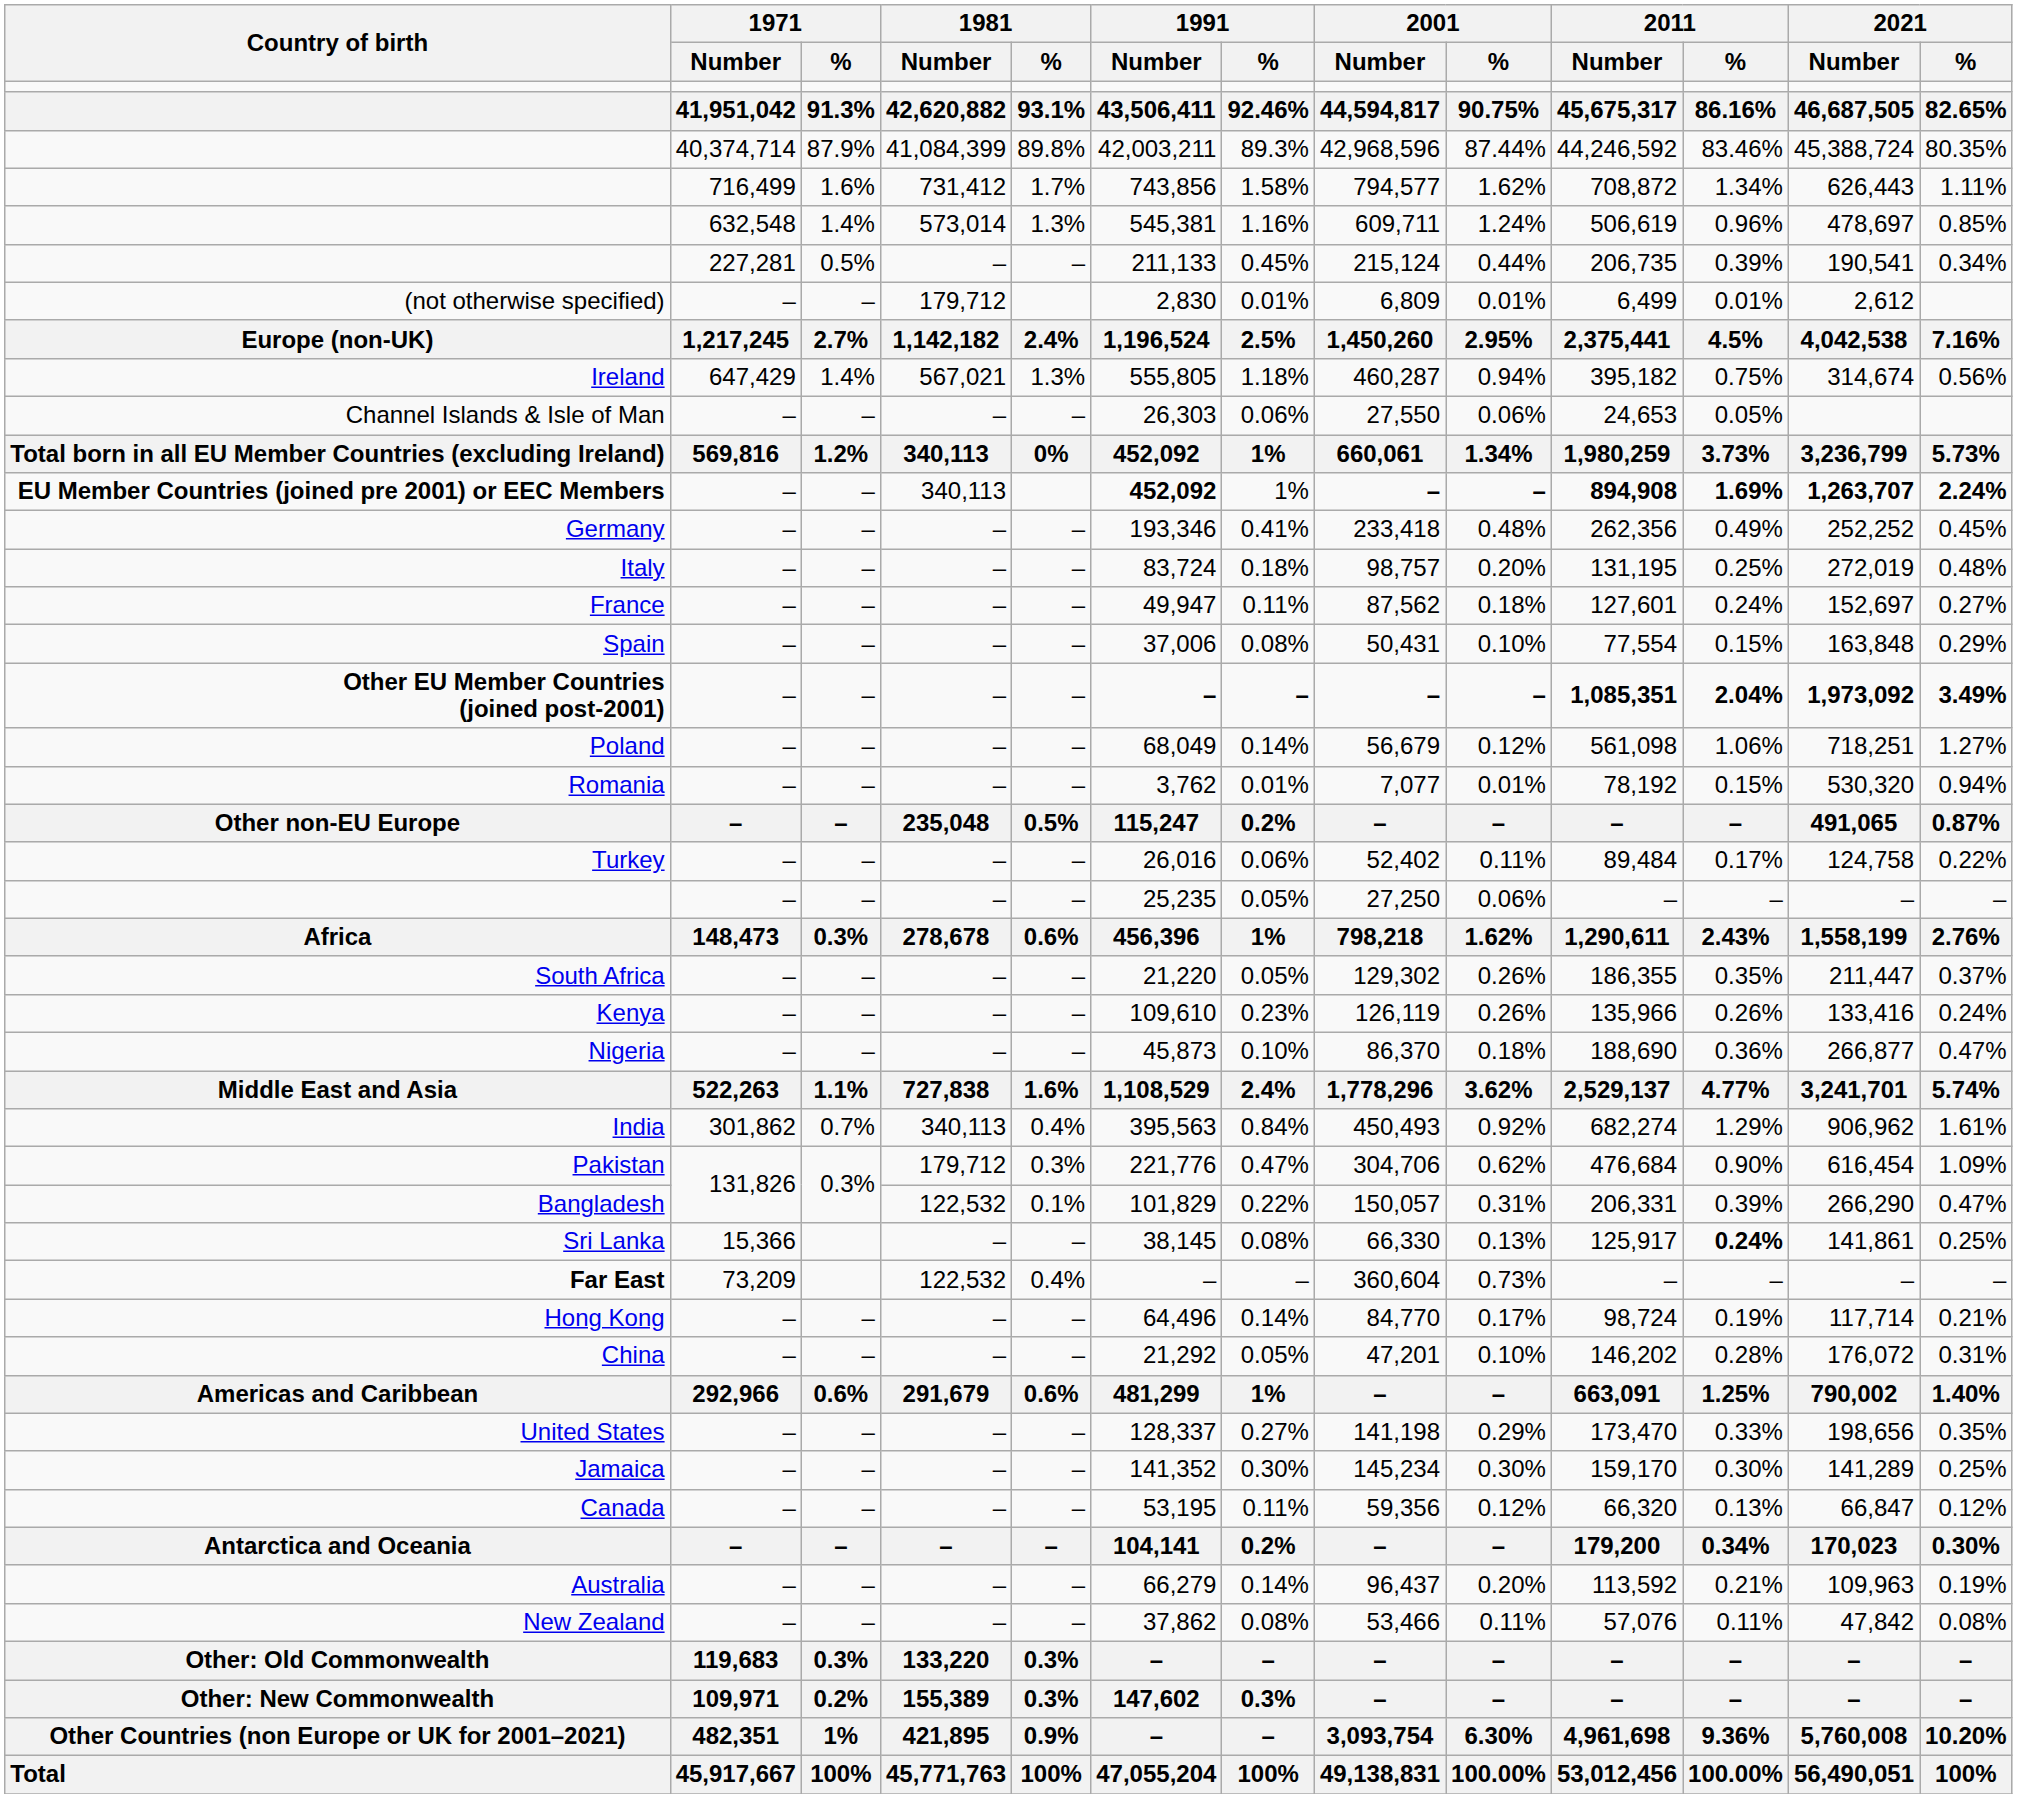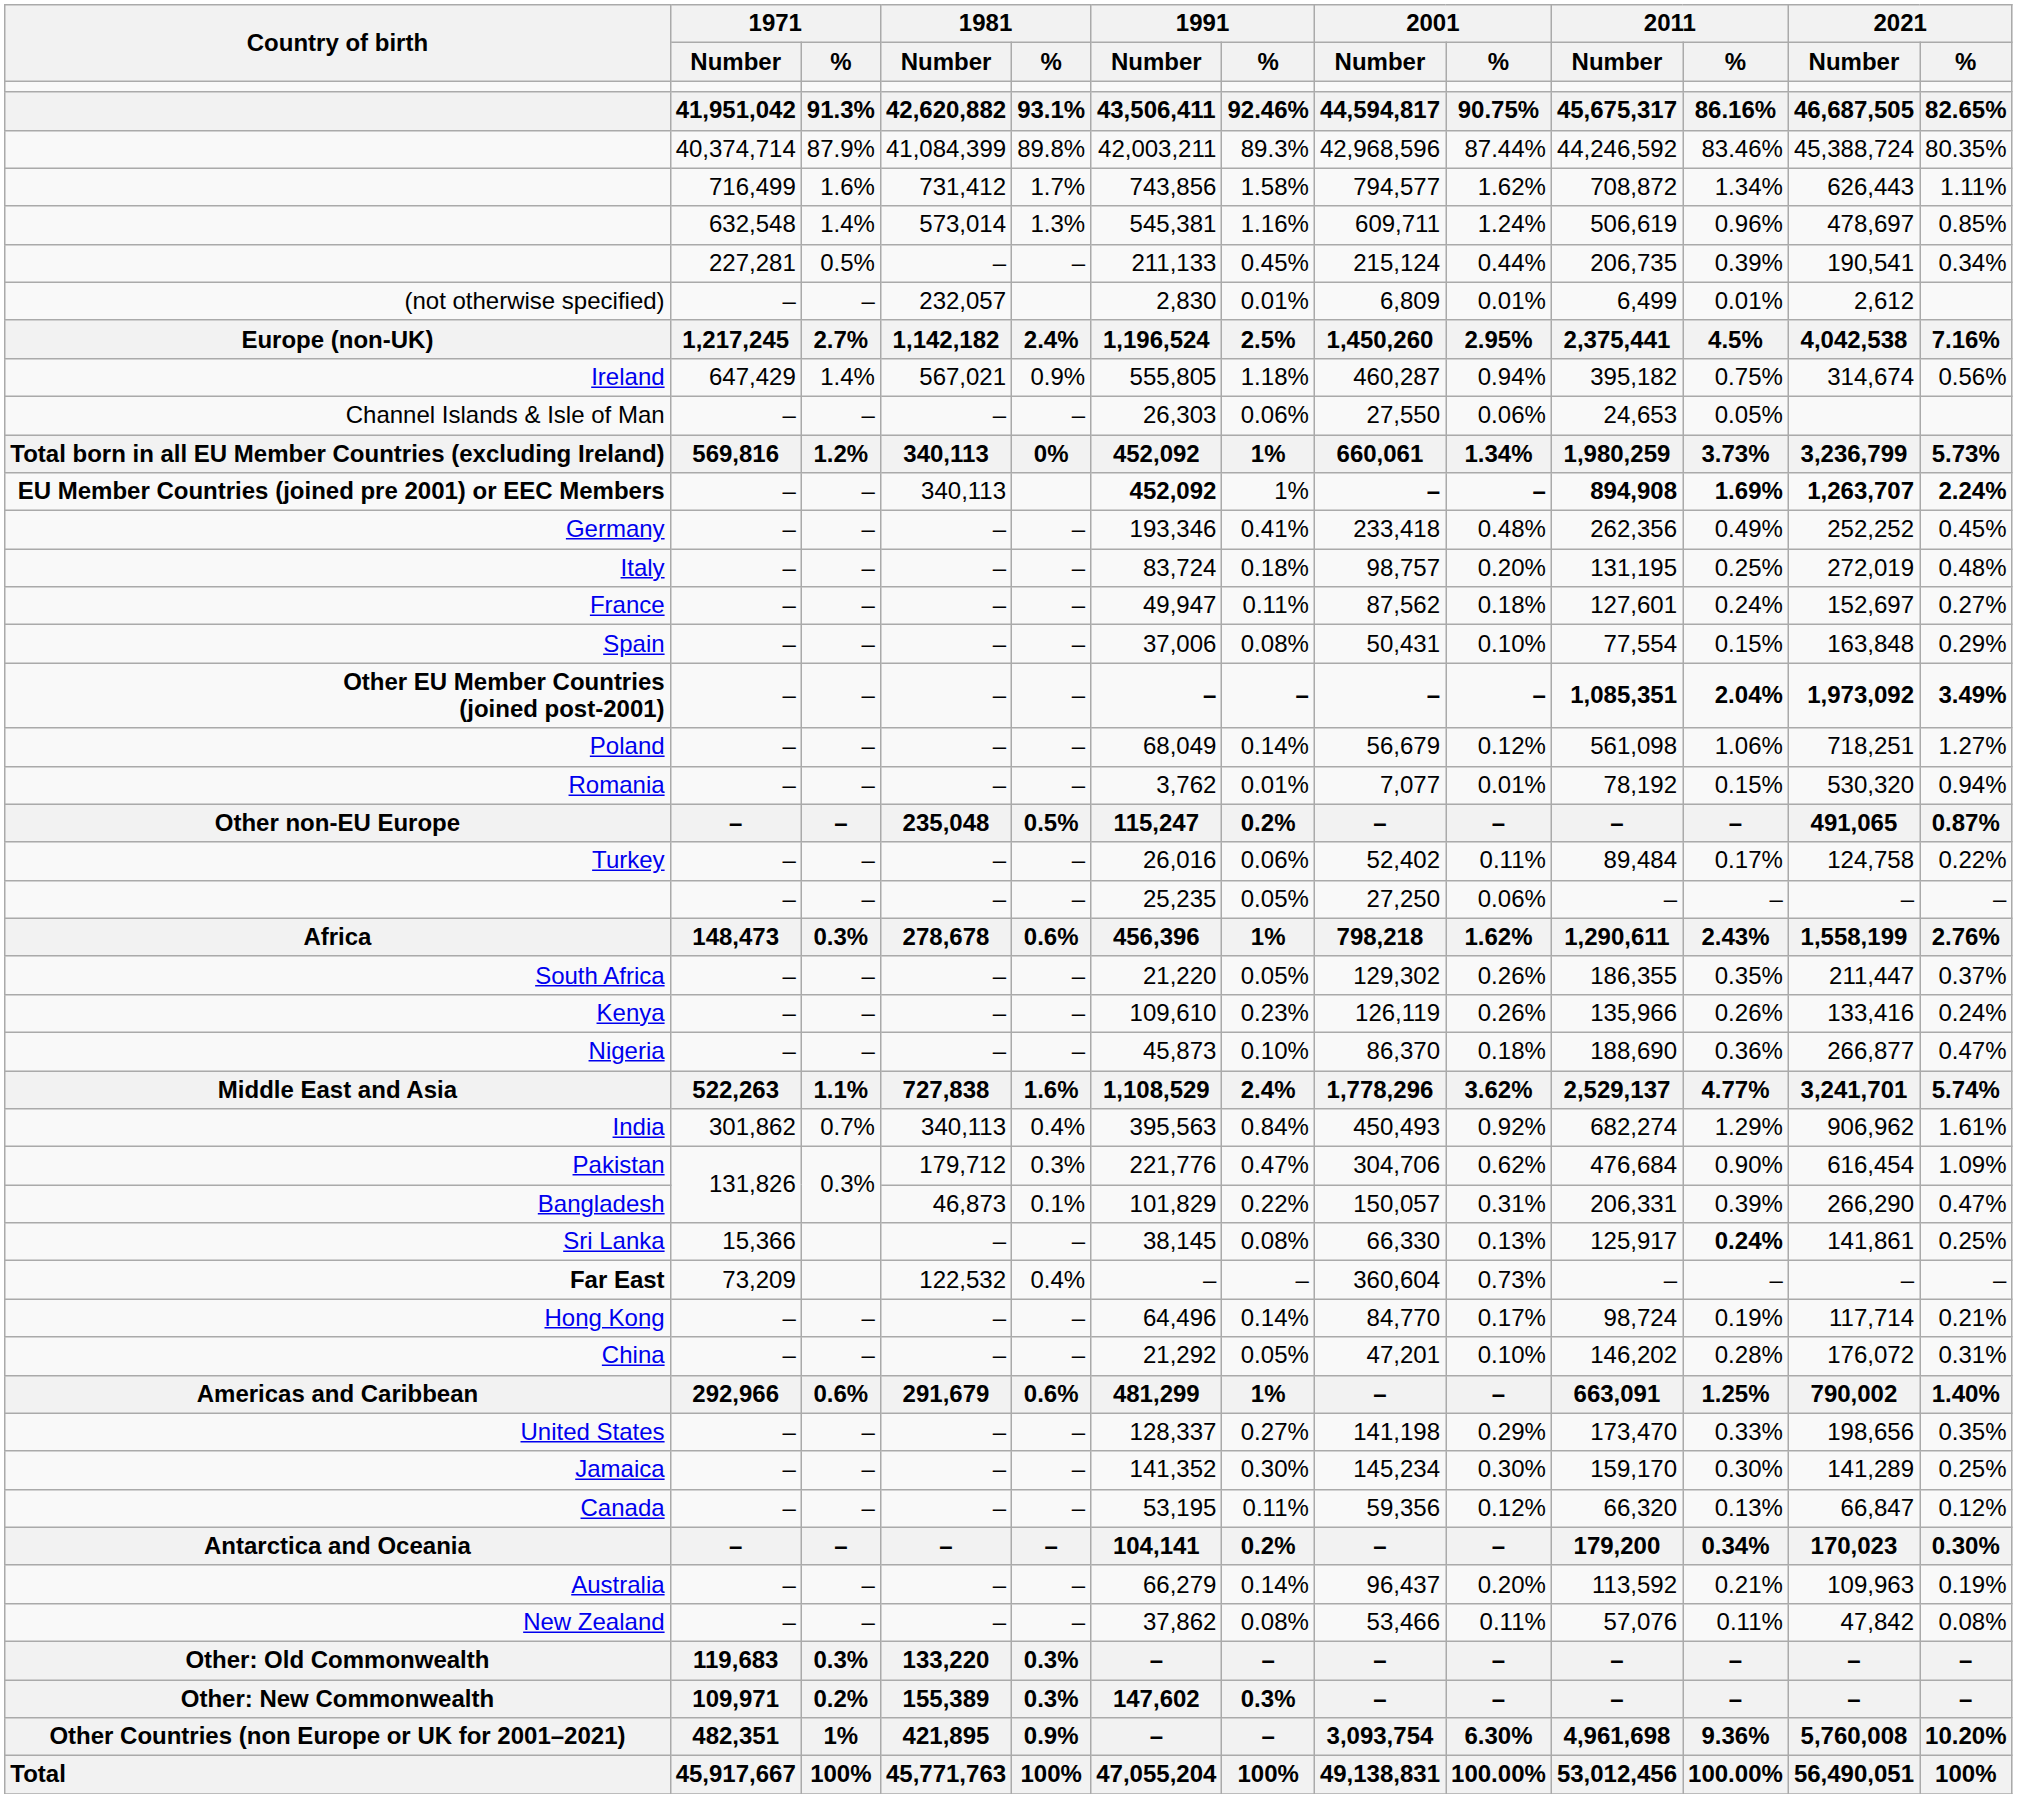(963, 301) 179,712 -> (963, 301) 232,057
(1058, 377) 1.3% -> (1058, 377) 0.9%
(963, 1203) 122,532 -> (969, 1203) 46,873
